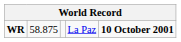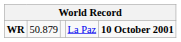(44, 29) 58.875 -> (44, 29) 50.879
